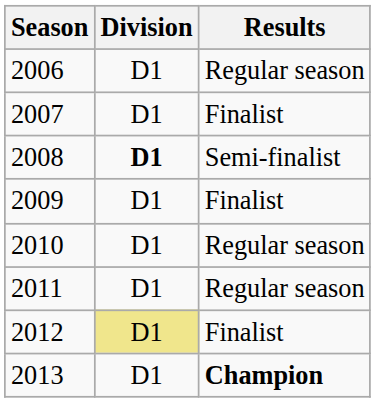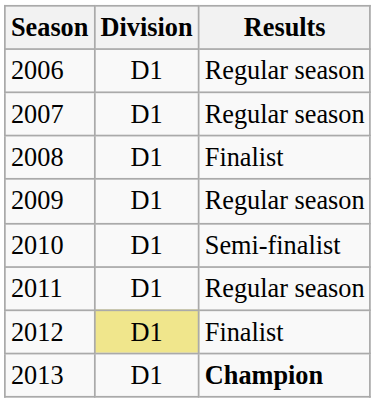(244, 114) Finalist -> (285, 114) Regular season
(147, 157) bold -> (147, 157) normal
(273, 157) Semi-finalist -> (244, 157) Finalist
(244, 200) Finalist -> (285, 200) Regular season
(285, 244) Regular season -> (273, 244) Semi-finalist
